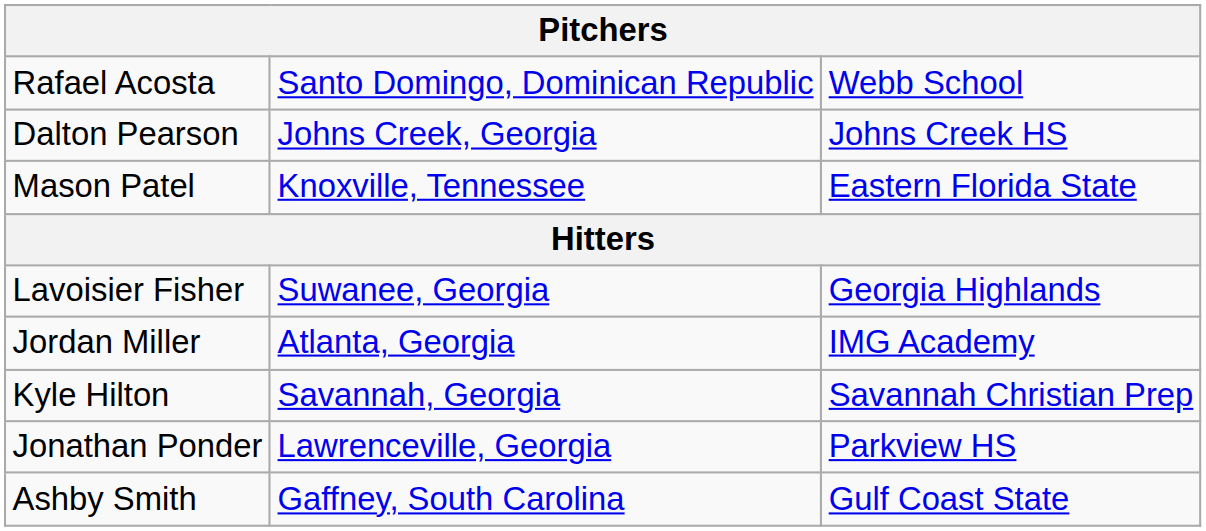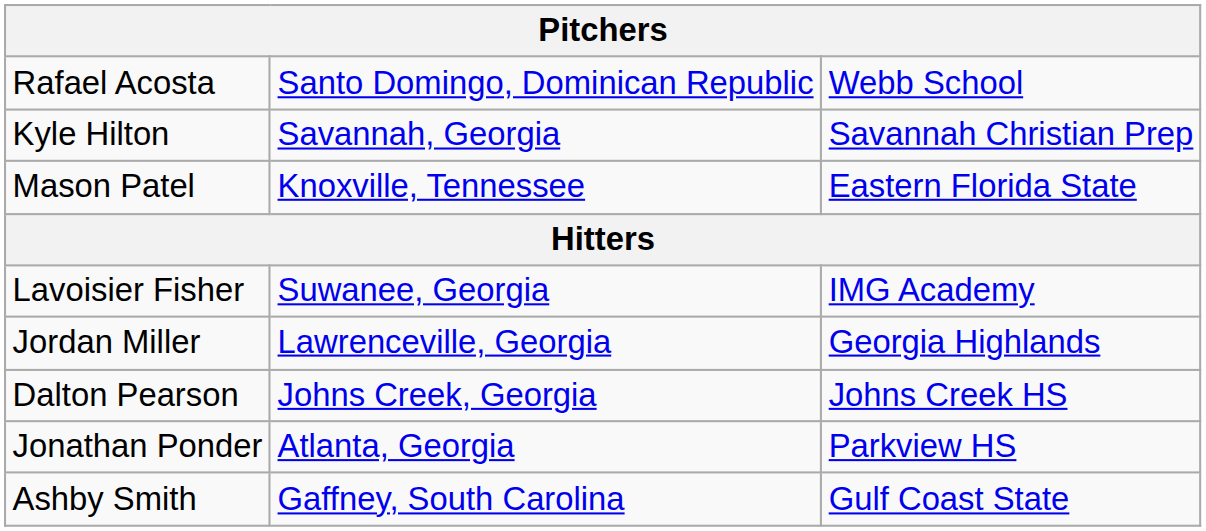rows swapped: (91, 394) <-> (126, 134)
(965, 290) Georgia Highlands -> (932, 290) IMG Academy
(396, 342) Atlanta, Georgia -> (444, 342) Lawrenceville, Georgia
(932, 342) IMG Academy -> (965, 342) Georgia Highlands
(444, 446) Lawrenceville, Georgia -> (396, 446) Atlanta, Georgia
